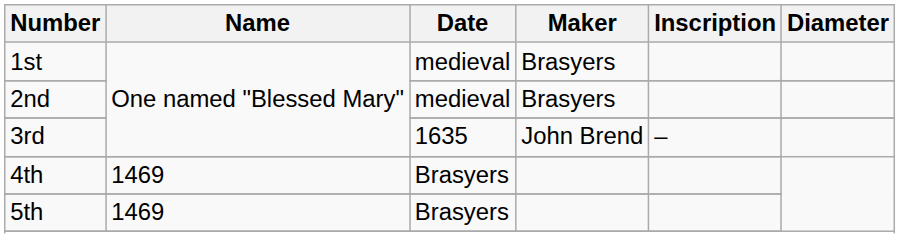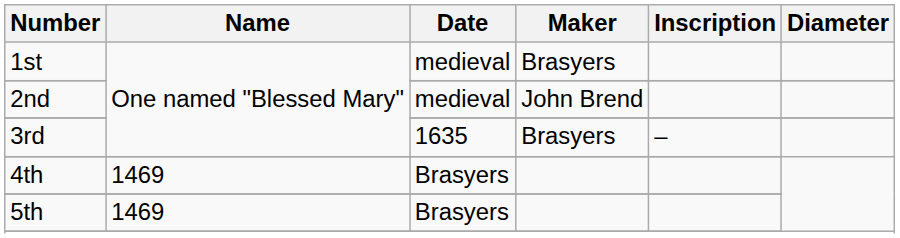(568, 99) Brasyers -> (582, 99) John Brend
(582, 136) John Brend -> (568, 136) Brasyers
